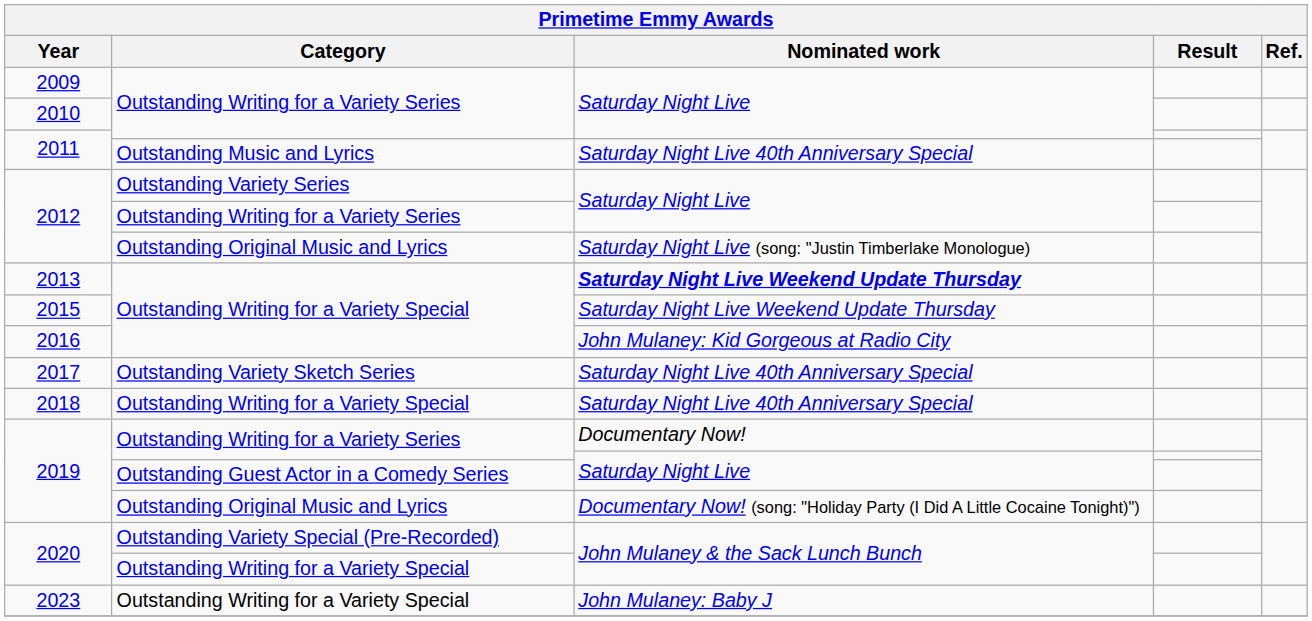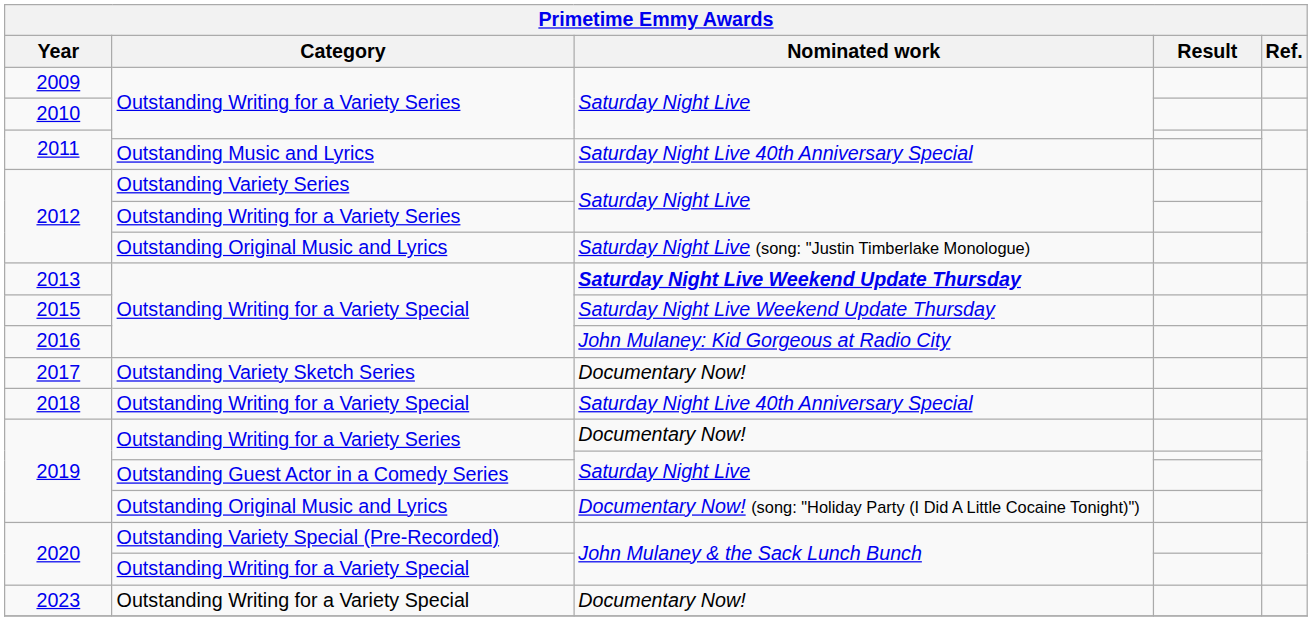(775, 372) Saturday Night Live 40th Anniversary Special -> (662, 372) Documentary Now!
(675, 600) John Mulaney: Baby J -> (662, 600) Documentary Now!
